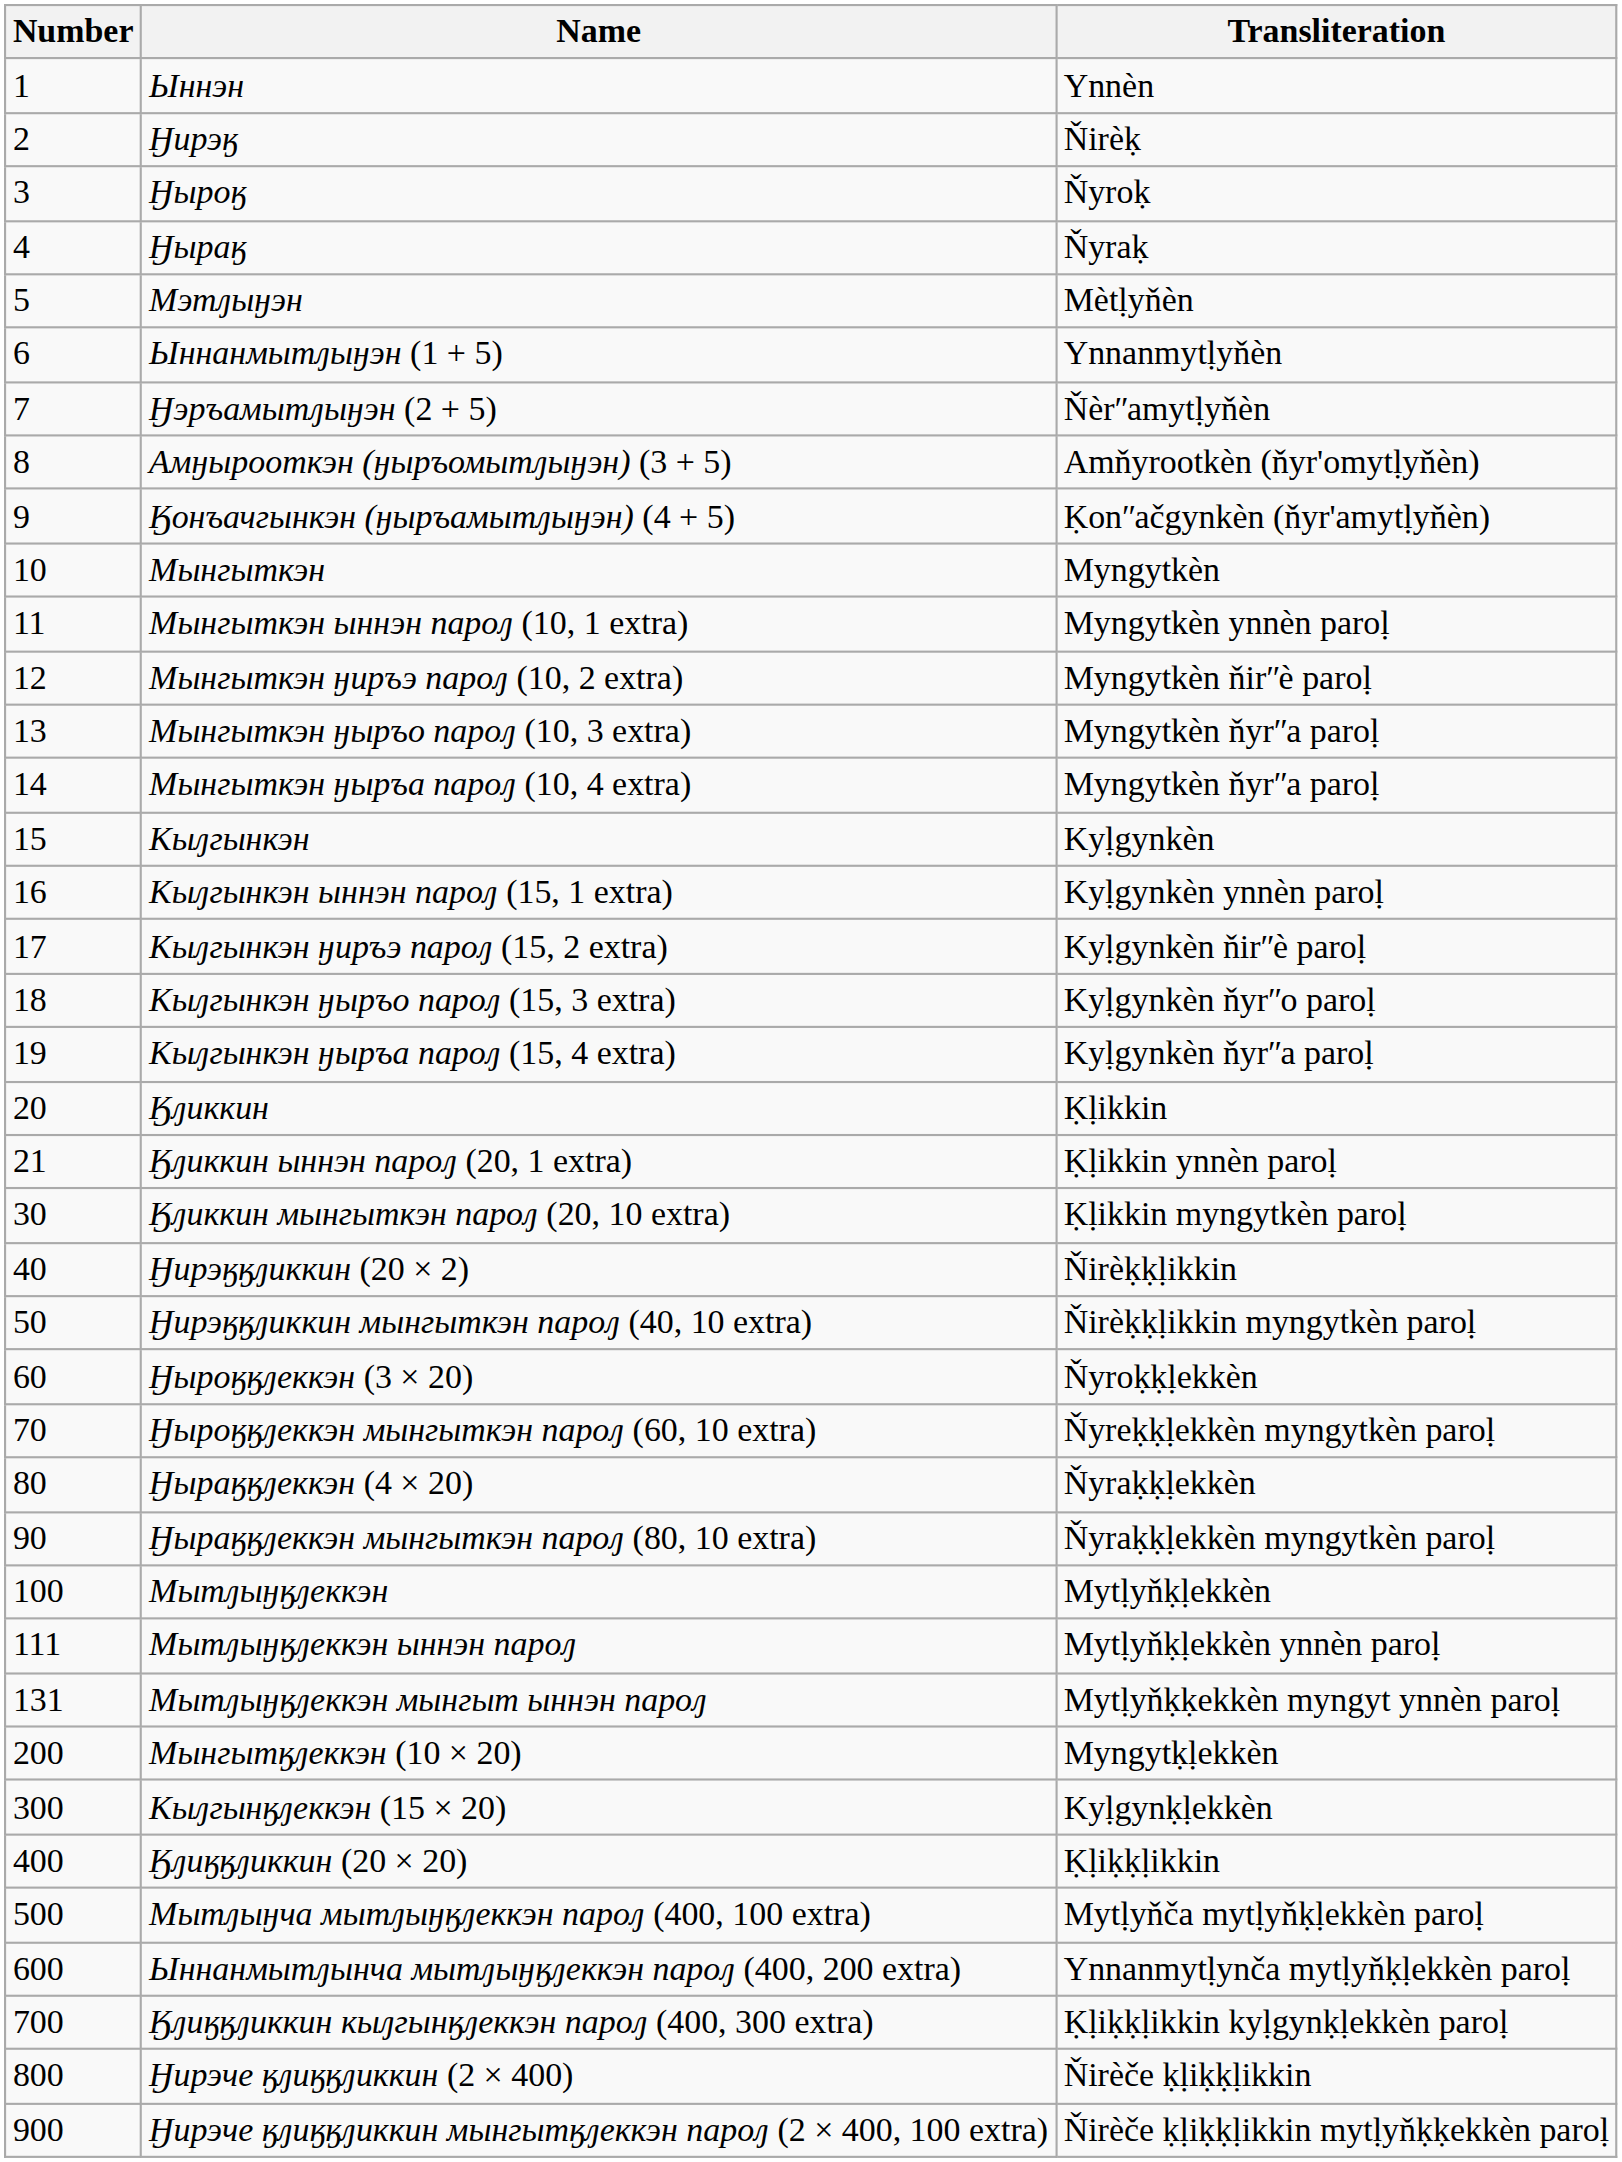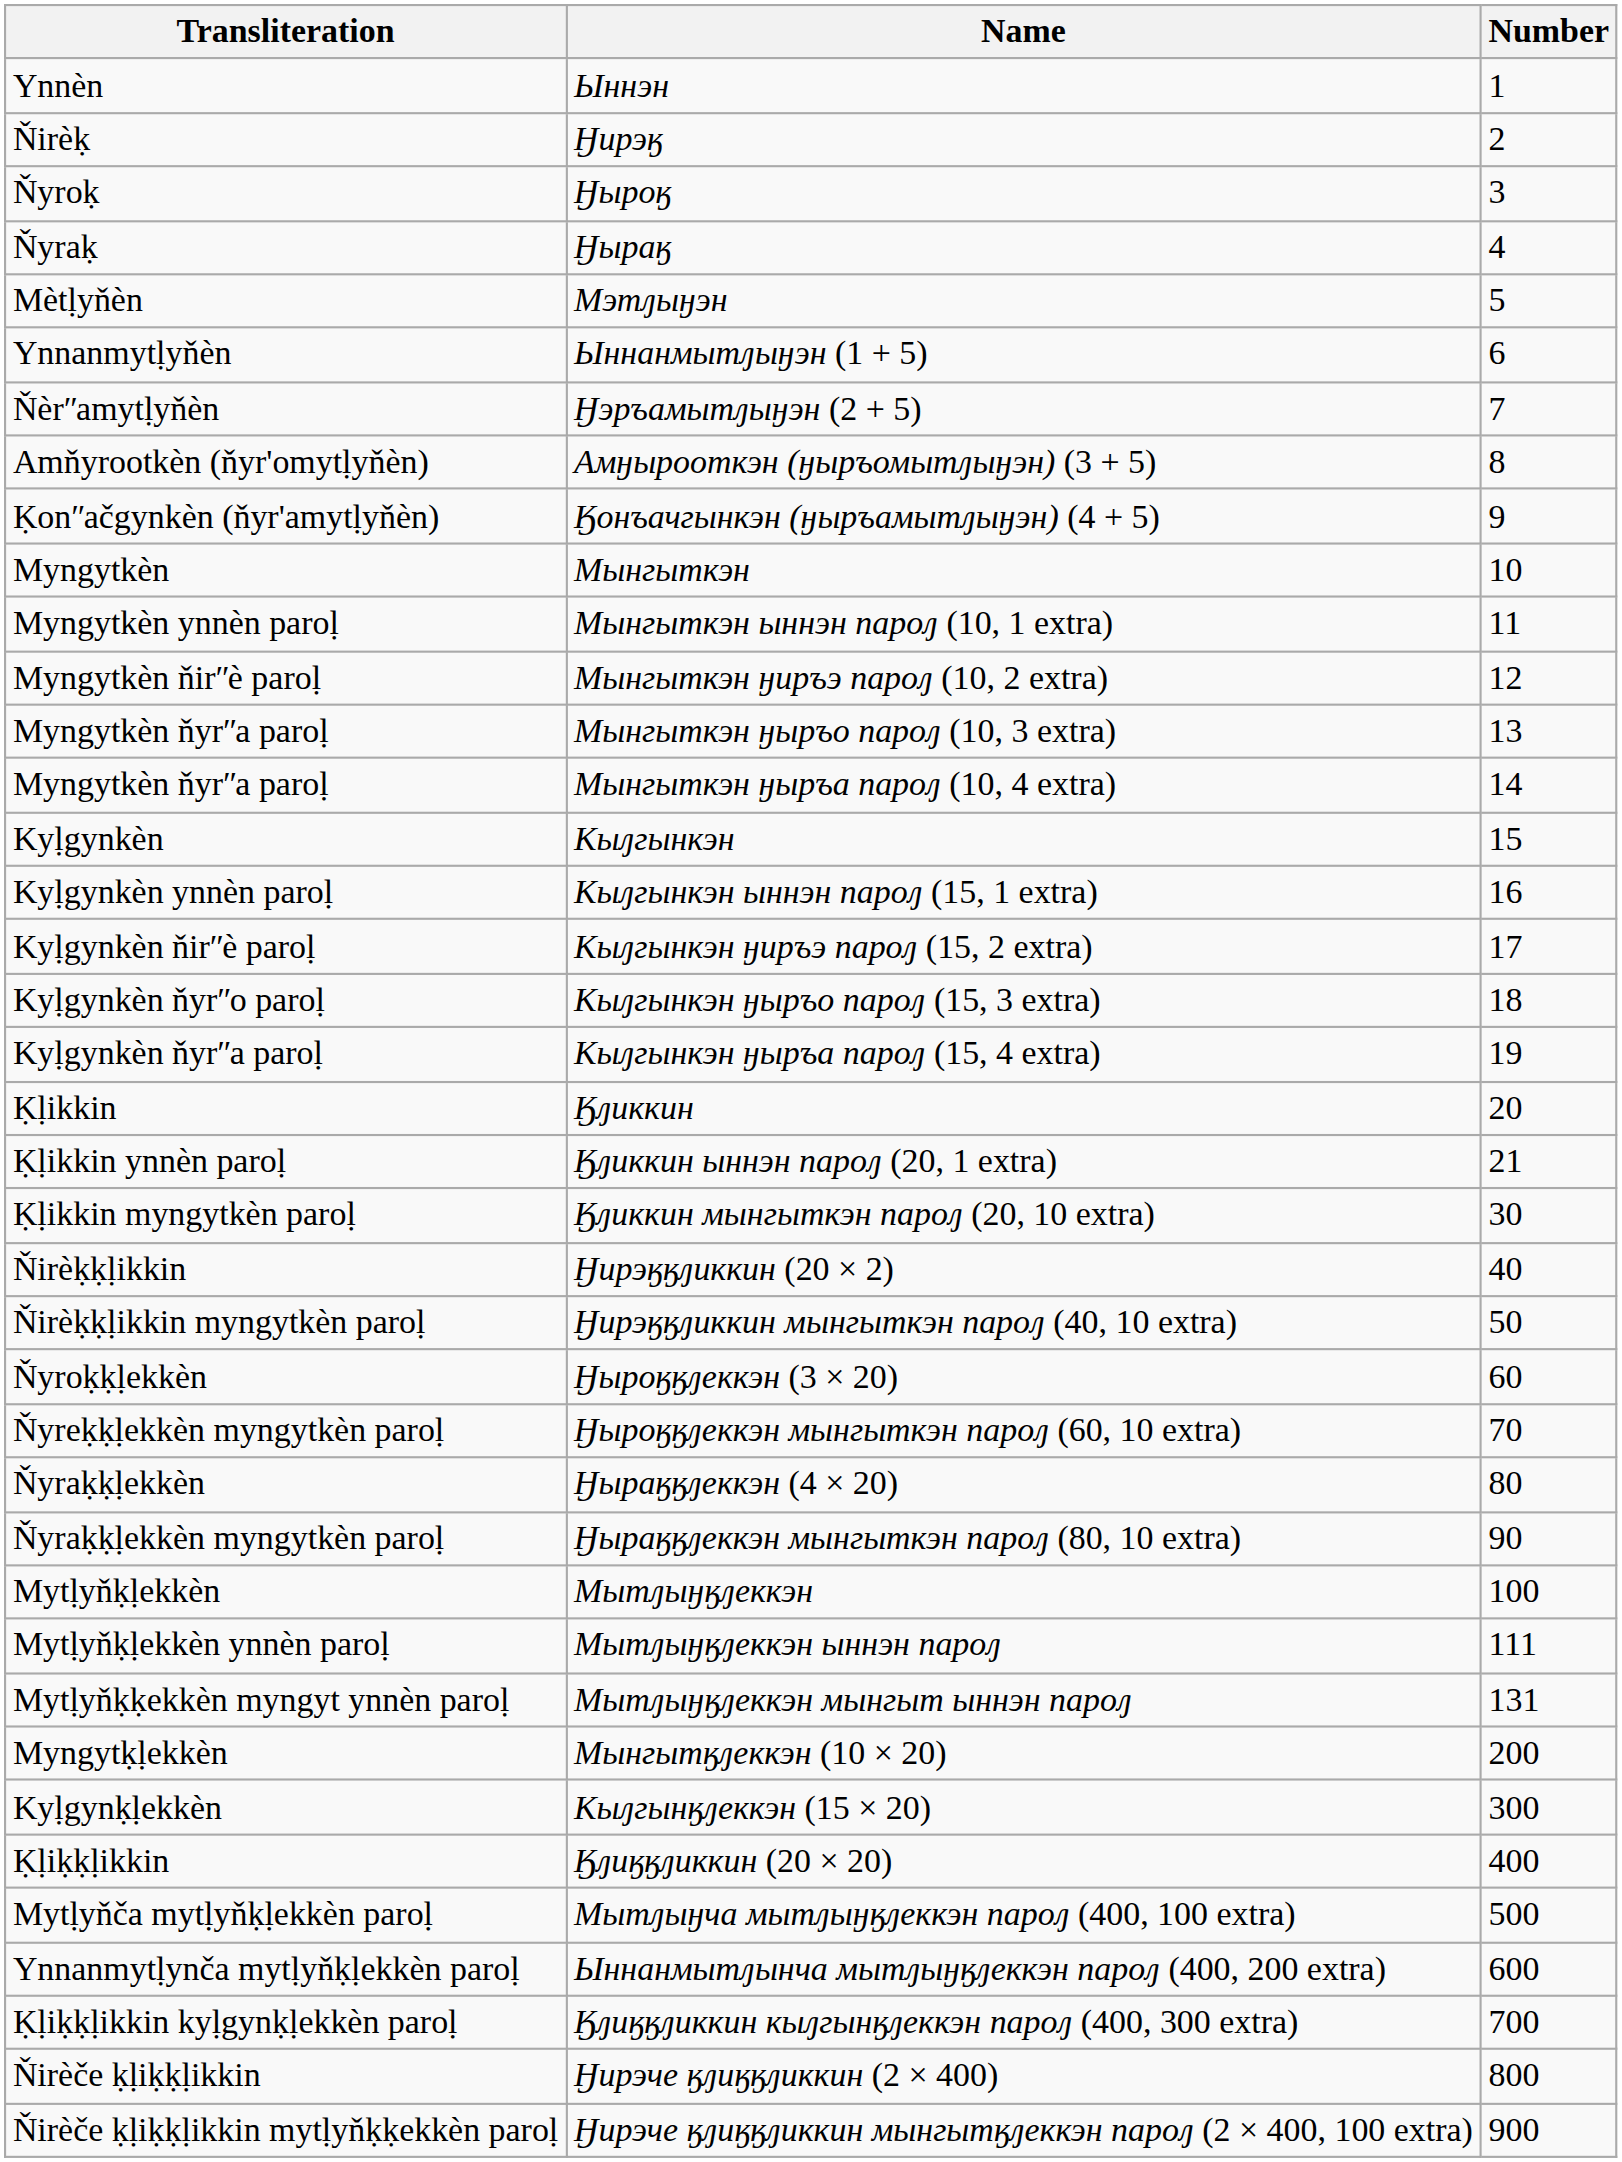columns swapped: (73, 31) <-> (1336, 31)
